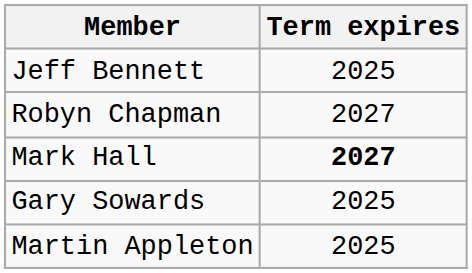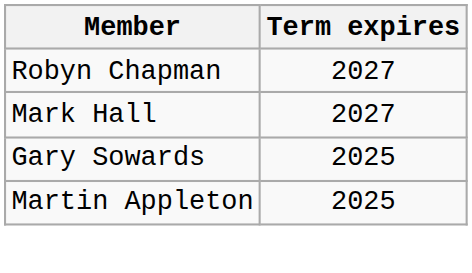- row: (108, 71)
(363, 159) bold -> (363, 115) normal
